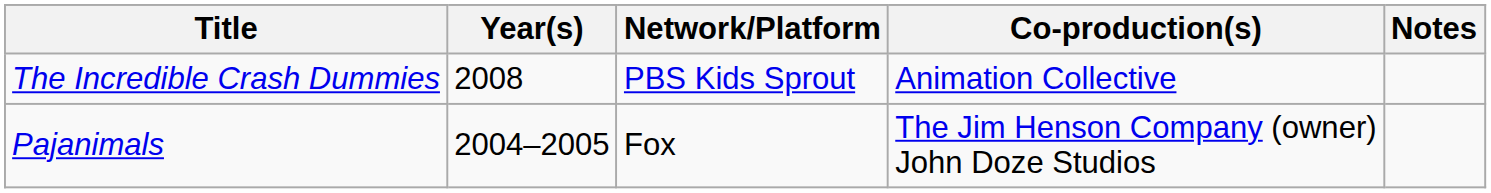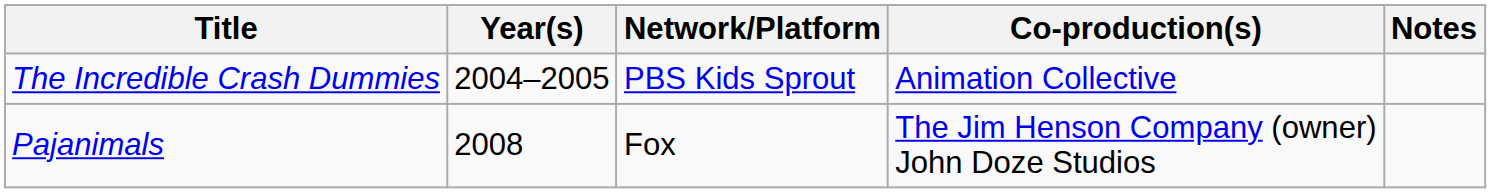(489, 78) 2008 -> (532, 78) 2004–2005
(532, 145) 2004–2005 -> (489, 145) 2008
